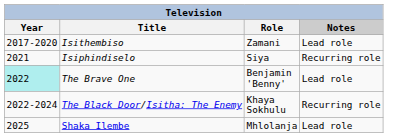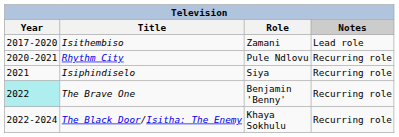+ row: (93, 58)
(327, 78) Lead role -> (352, 94) Recurring role
- row: (96, 125)
